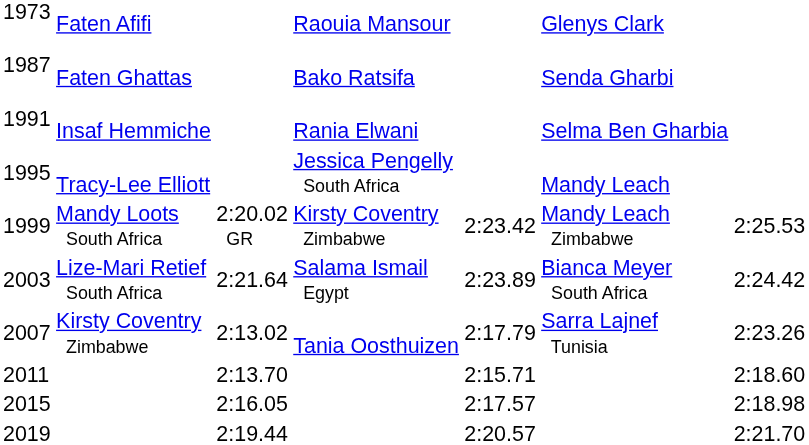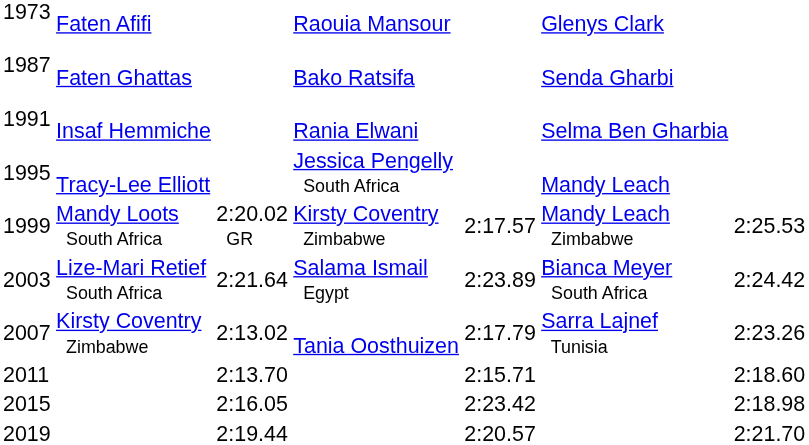(500, 226) 2:23.42 -> (500, 226) 2:17.57
(500, 404) 2:17.57 -> (500, 404) 2:23.42
